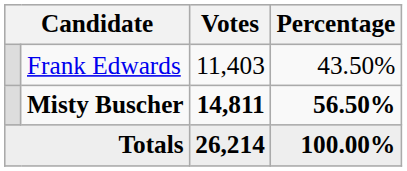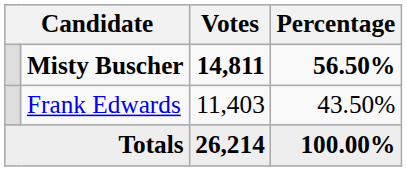rows swapped: (105, 104) <-> (104, 64)
